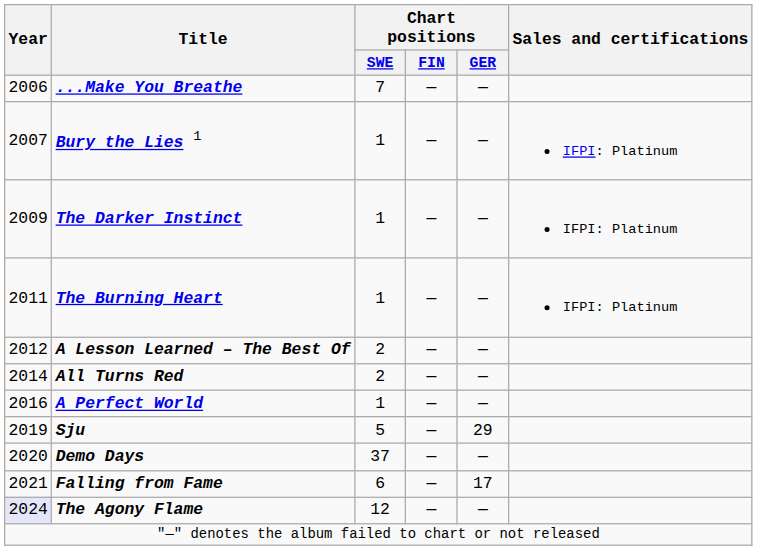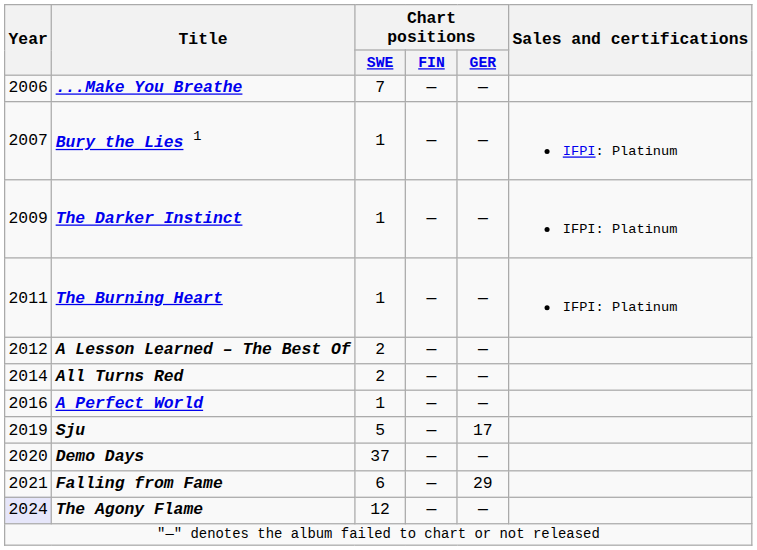(483, 430) 29 -> (483, 430) 17
(483, 484) 17 -> (483, 484) 29
